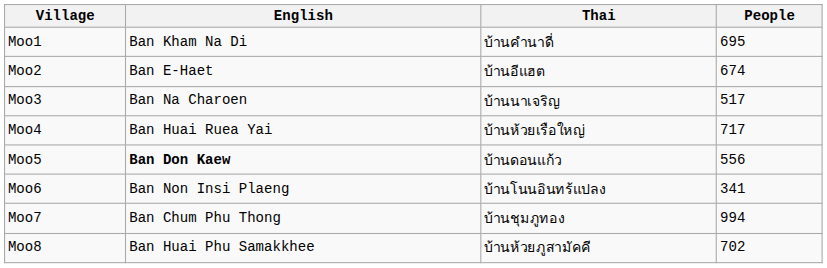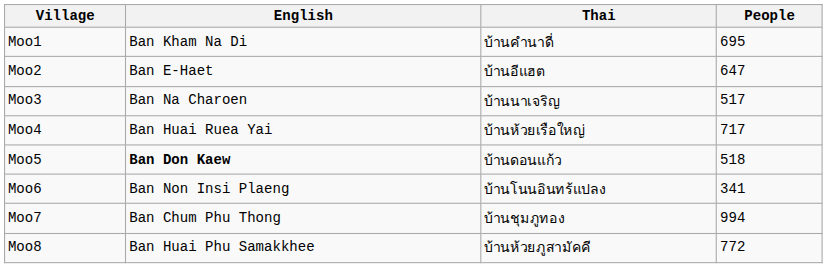(733, 71) 674 -> (733, 71) 647
(733, 160) 556 -> (733, 160) 518
(733, 248) 702 -> (733, 248) 772
